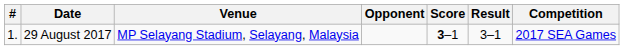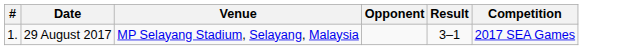- column: (448, 14)
